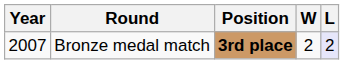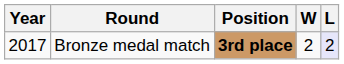(27, 45) 2007 -> (27, 45) 2017
